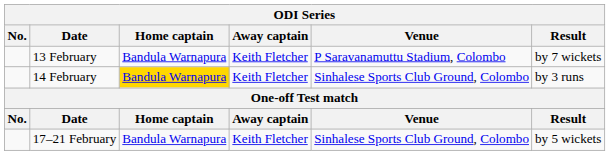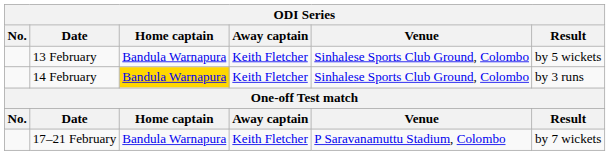(410, 56) P Saravanamuttu Stadium, Colombo -> (422, 56) Sinhalese Sports Club Ground, Colombo
(568, 56) by 7 wickets -> (568, 56) by 5 wickets
(422, 139) Sinhalese Sports Club Ground, Colombo -> (410, 139) P Saravanamuttu Stadium, Colombo
(568, 139) by 5 wickets -> (568, 139) by 7 wickets
